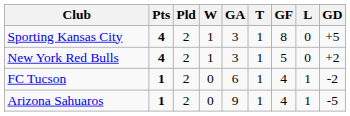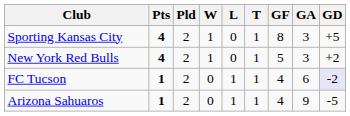columns swapped: (308, 15) <-> (235, 15)
(332, 79) no background -> (332, 79) lavender background
